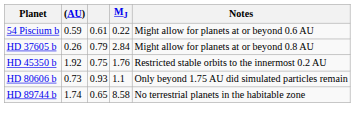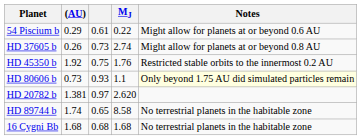(73, 31) 0.59 -> (73, 31) 0.29
(99, 47) 0.79 -> (100, 47) 0.73
(121, 47) 2.84 -> (122, 47) 2.74
(241, 79) no background -> (248, 79) lightyellow background
+ row: (32, 95)
+ row: (32, 127)
